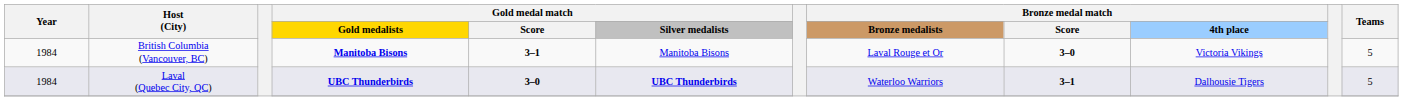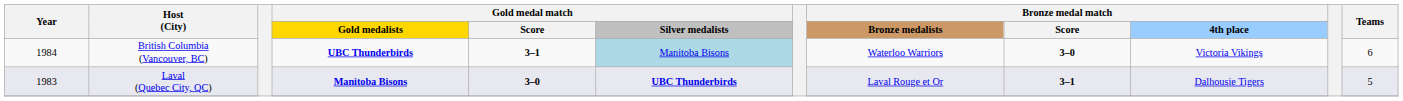(370, 53) Manitoba Bisons -> (370, 53) UBC Thunderbirds
(694, 53) no background -> (694, 53) lightblue background
(905, 53) Laval Rouge et Or -> (905, 53) Waterloo Warriors
(1370, 53) 5 -> (1370, 53) 6
(47, 82) 1984 -> (47, 82) 1983
(370, 82) UBC Thunderbirds -> (370, 82) Manitoba Bisons
(905, 82) Waterloo Warriors -> (905, 82) Laval Rouge et Or
